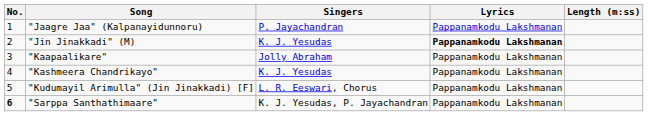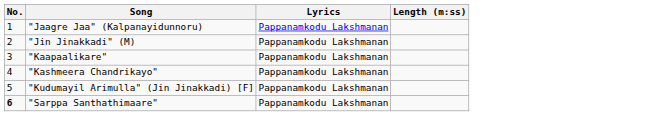- column: (343, 12)
(497, 43) bold -> (323, 43) normal
